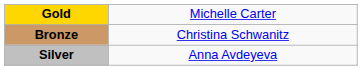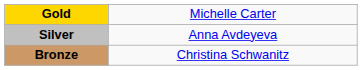rows swapped: (56, 55) <-> (56, 34)
